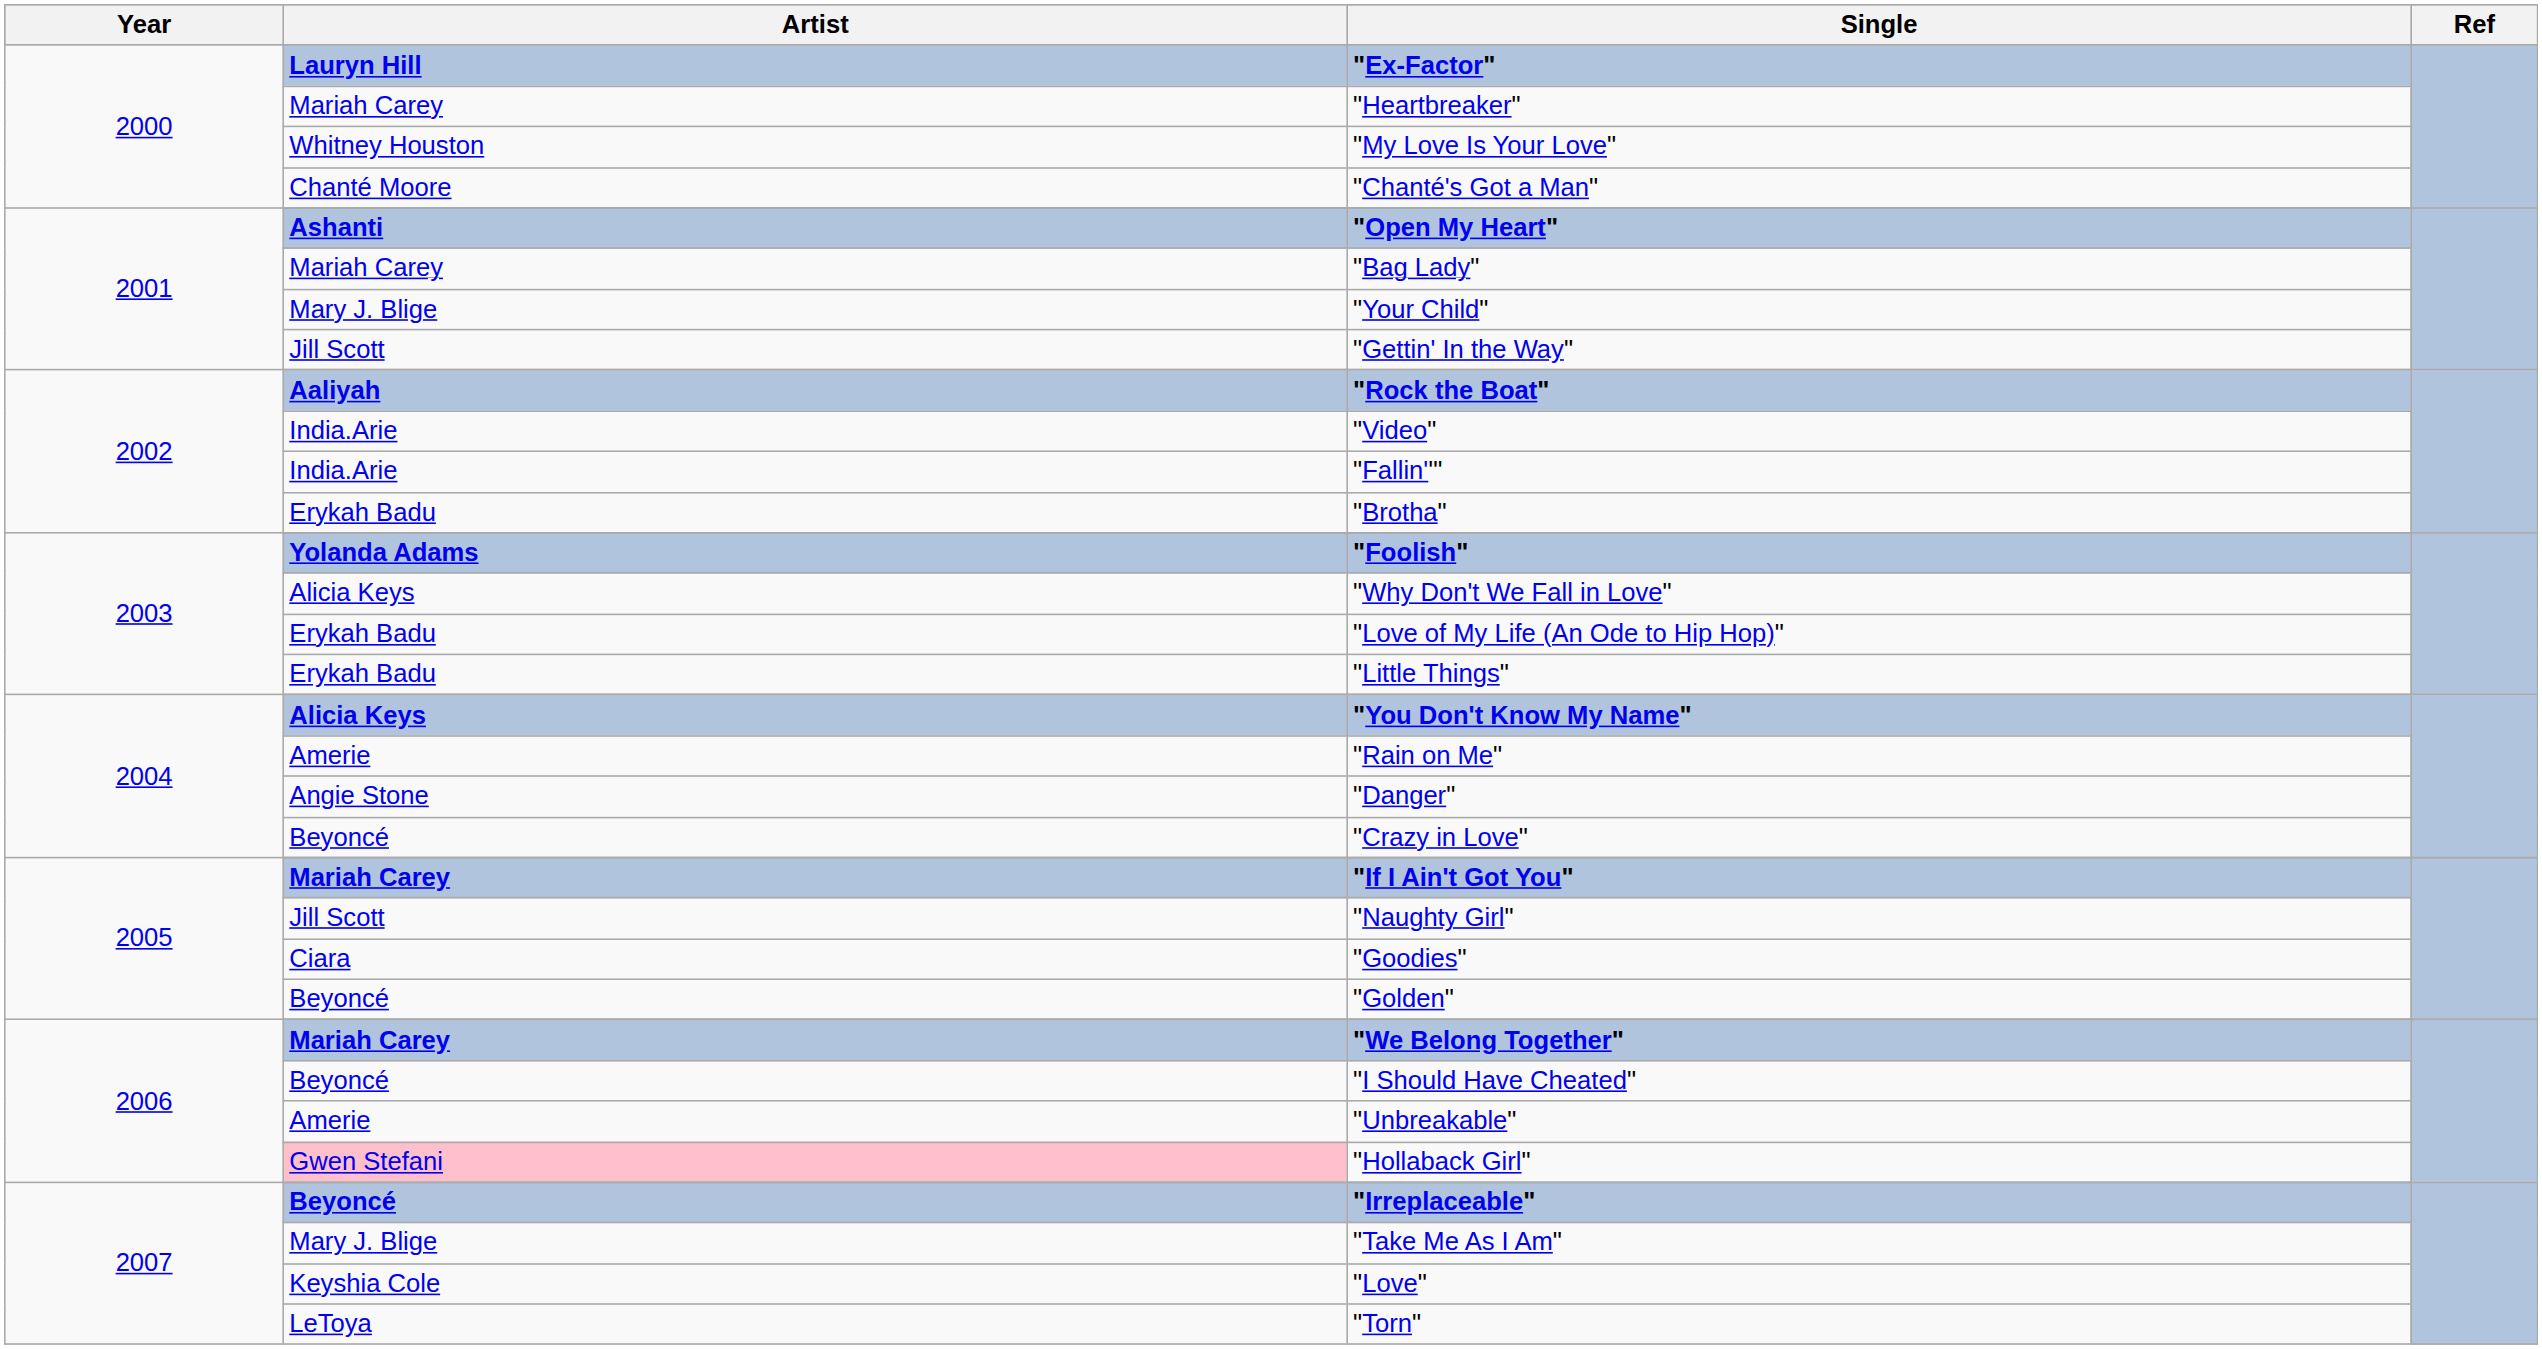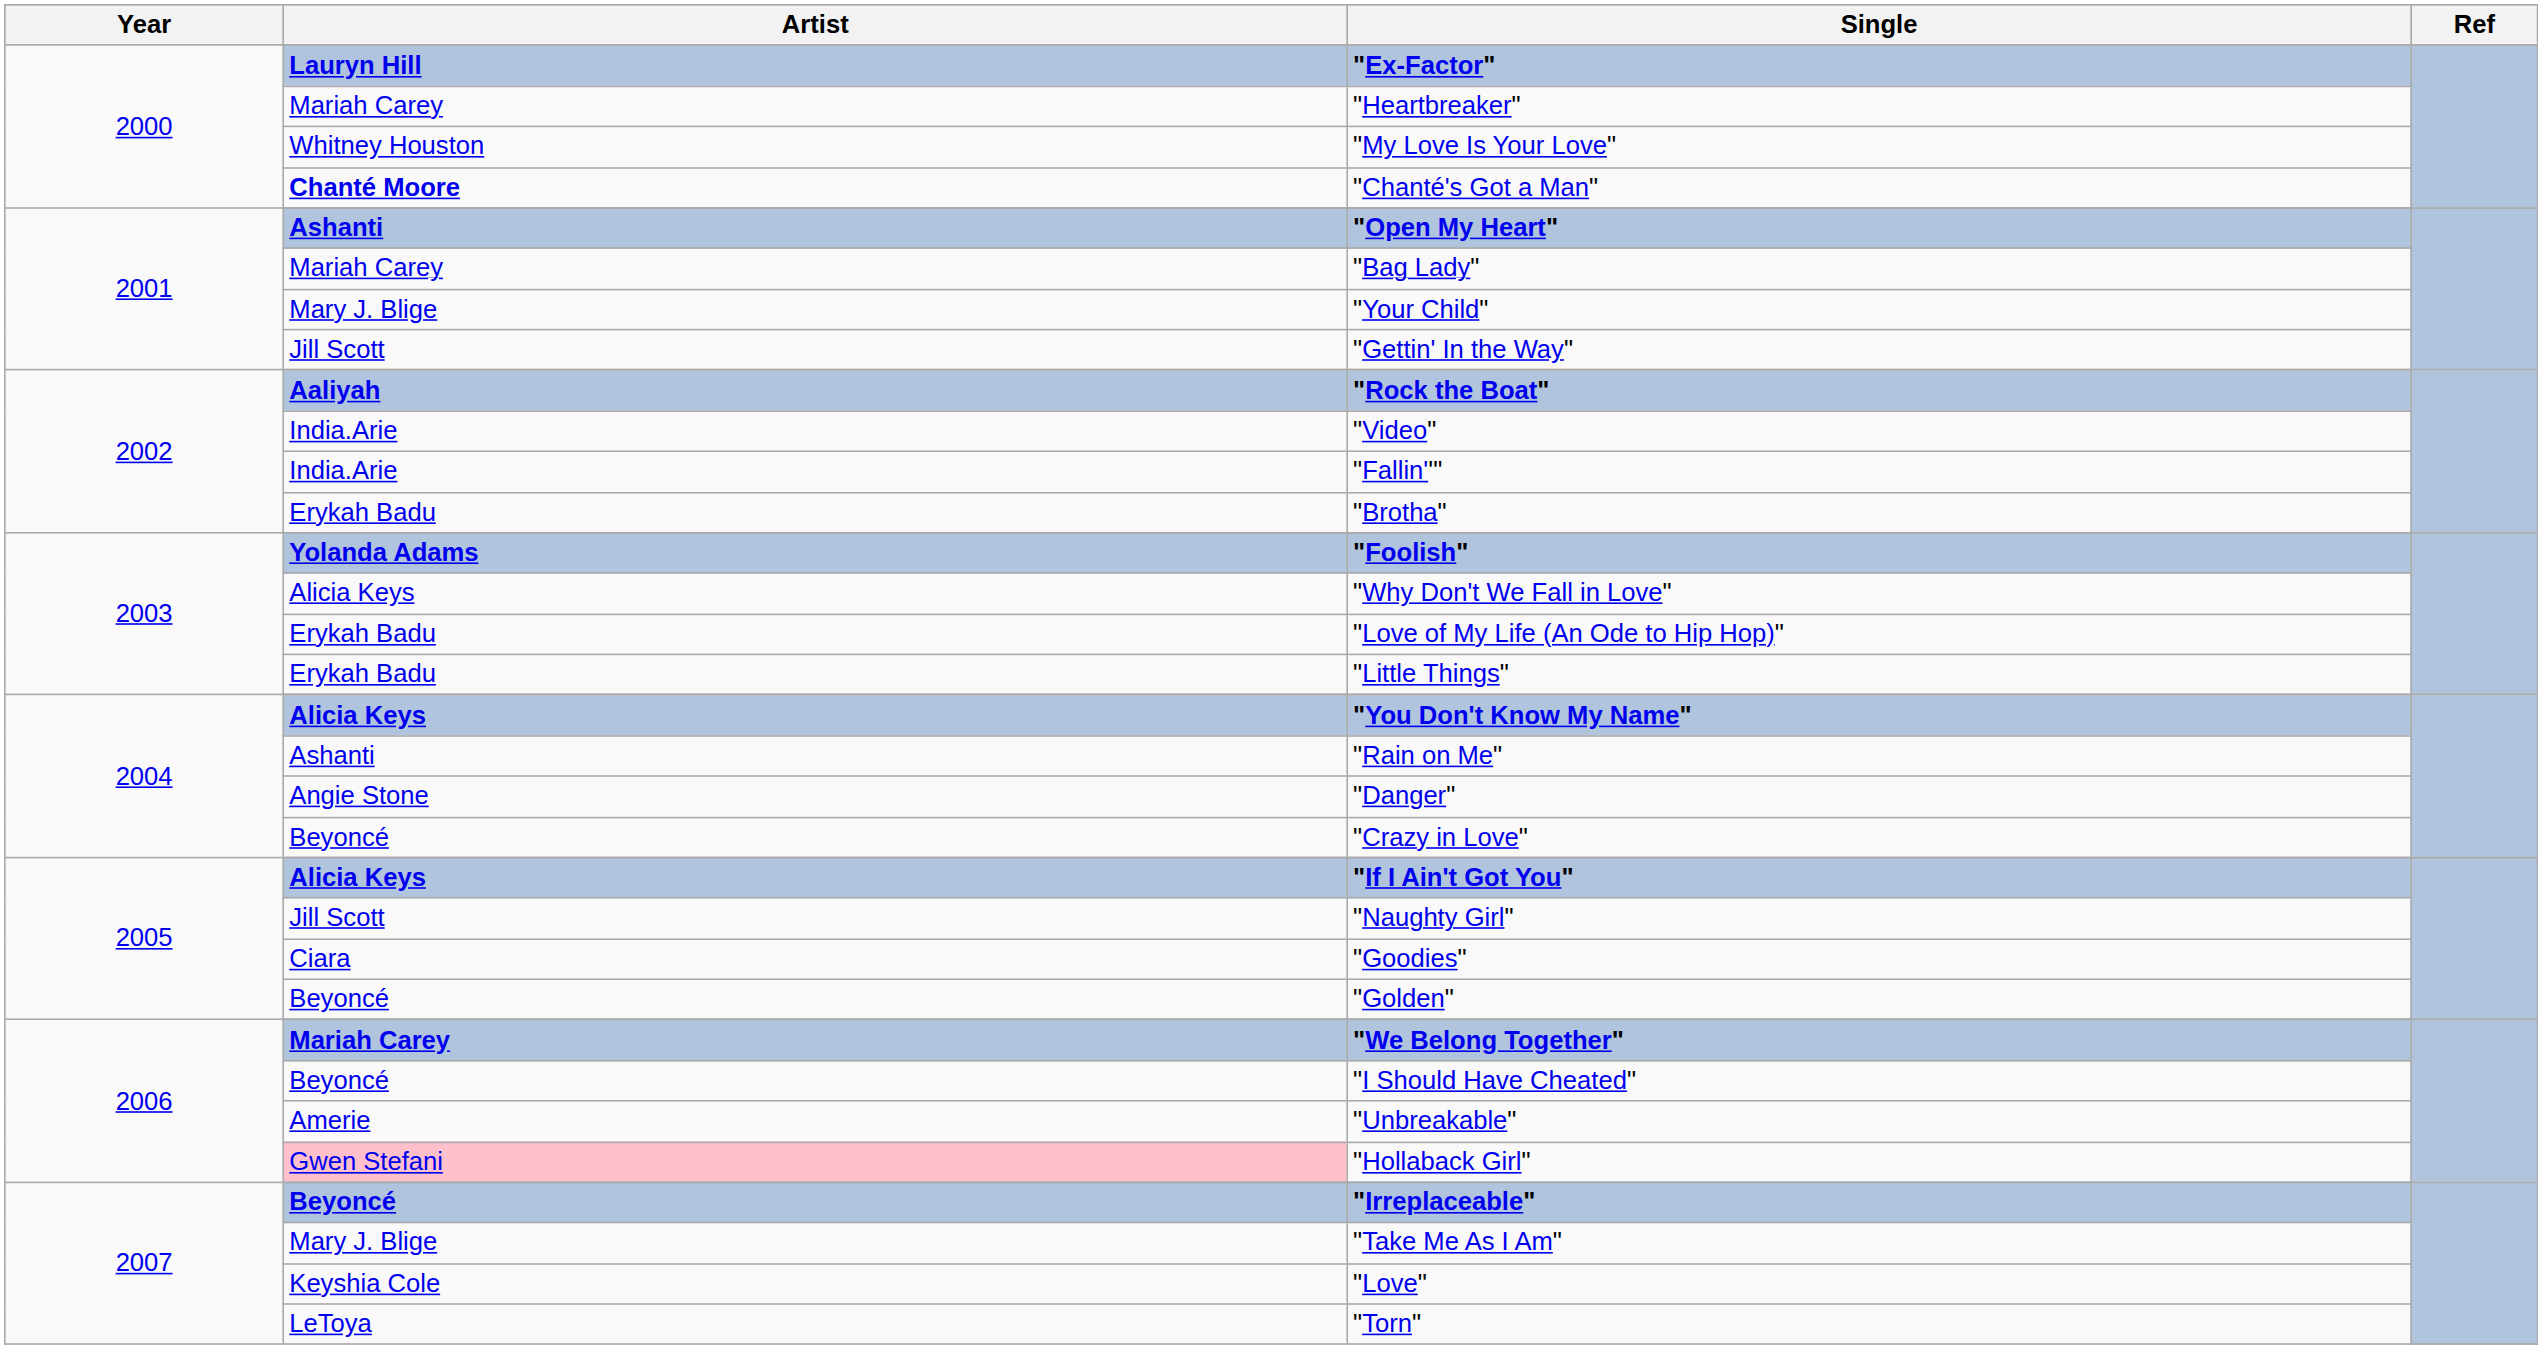(370, 187) normal -> (375, 187) bold
(330, 755) Amerie -> (332, 755) Ashanti
(370, 877) Mariah Carey -> (358, 877) Alicia Keys
